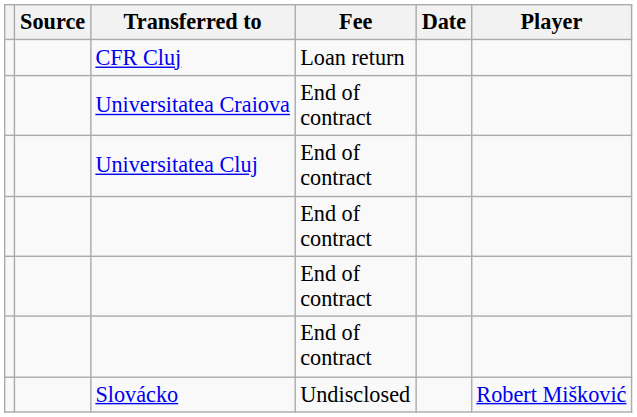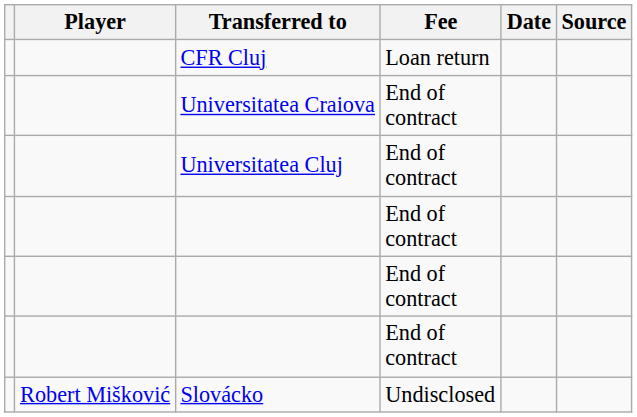columns swapped: (551, 22) <-> (53, 22)
